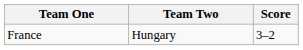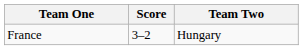columns swapped: (191, 14) <-> (276, 14)
